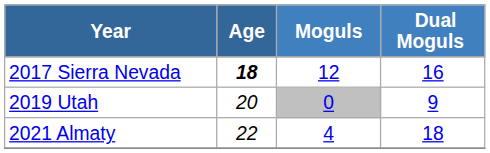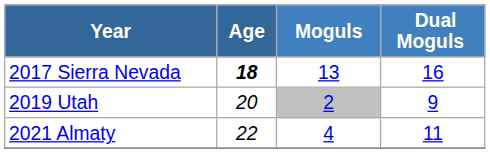(329, 72) 12 -> (329, 72) 13
(329, 103) 0 -> (329, 103) 2
(433, 133) 18 -> (433, 133) 11
